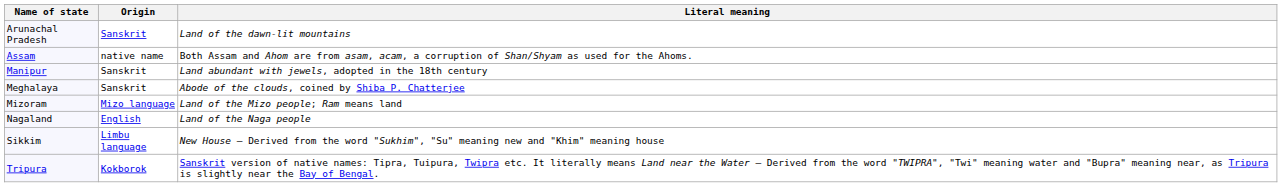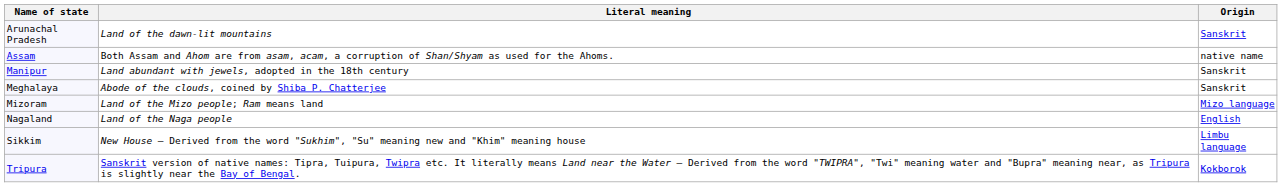columns swapped: (138, 12) <-> (727, 12)
